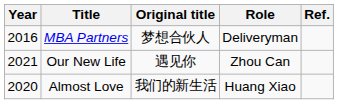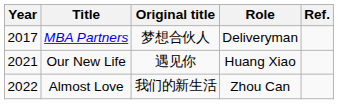(23, 38) 2016 -> (23, 38) 2017
(260, 62) Zhou Can -> (260, 62) Huang Xiao
(23, 86) 2020 -> (23, 86) 2022
(260, 86) Huang Xiao -> (260, 86) Zhou Can
